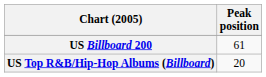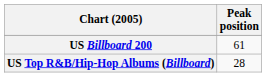(239, 63) 20 -> (239, 63) 28
